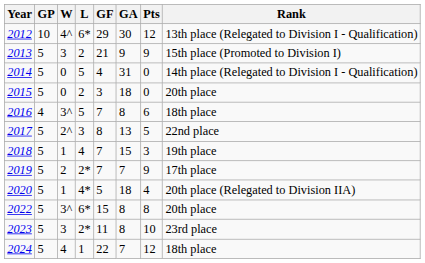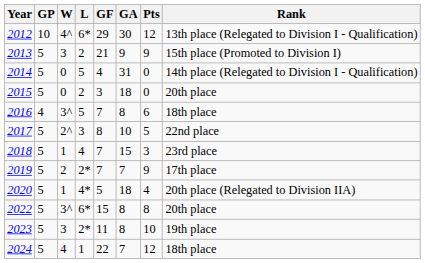(125, 131) 13 -> (125, 131) 10
(191, 151) 19th place -> (191, 151) 23rd place
(191, 229) 23rd place -> (191, 229) 19th place
